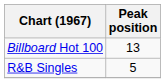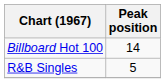(133, 48) 13 -> (133, 48) 14
